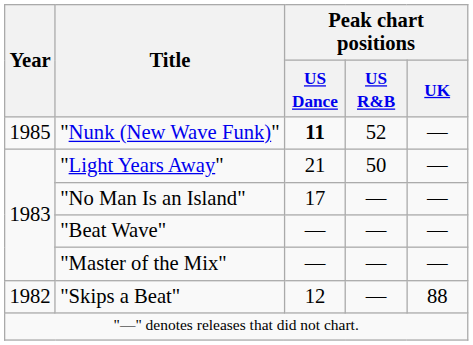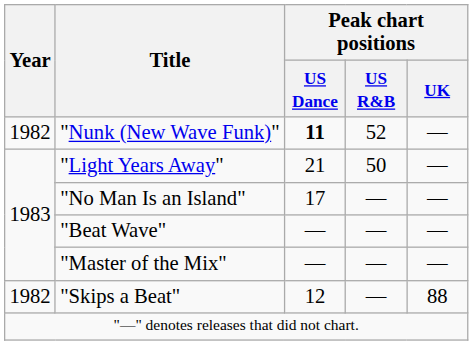(30, 132) 1985 -> (30, 132) 1982
